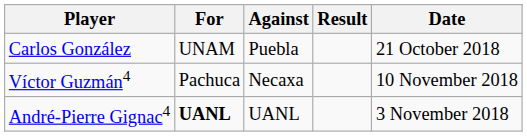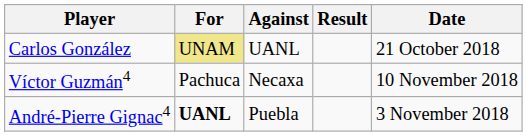(207, 48) no background -> (207, 48) khaki background
(274, 48) Puebla -> (274, 48) UANL
(274, 114) UANL -> (274, 114) Puebla
